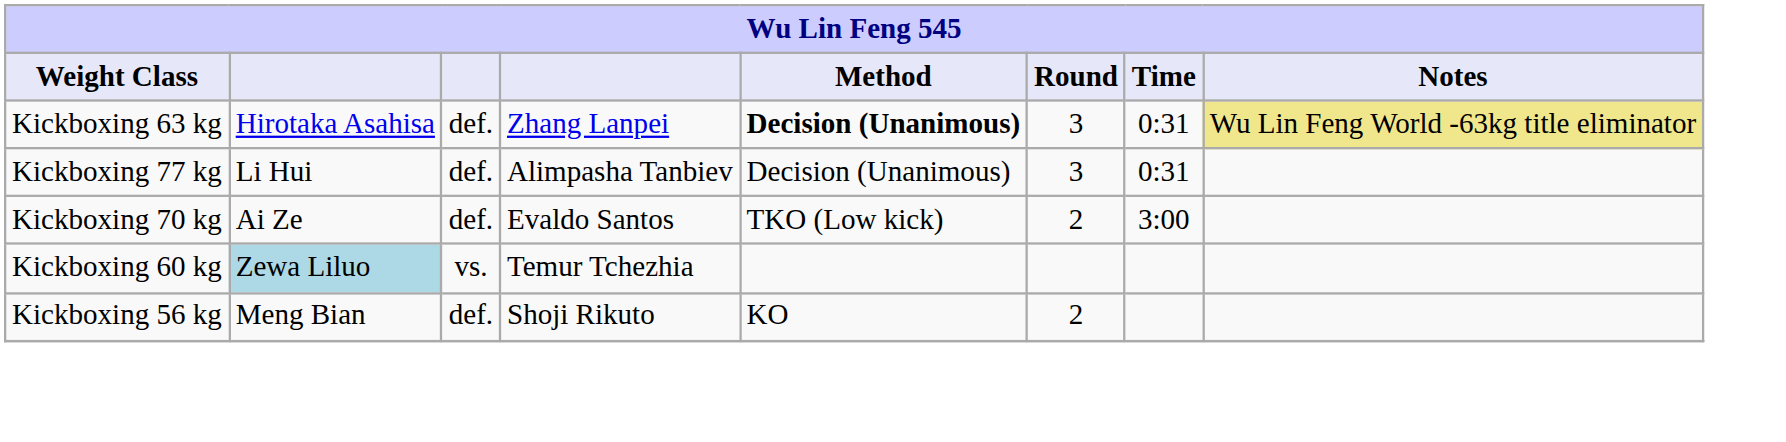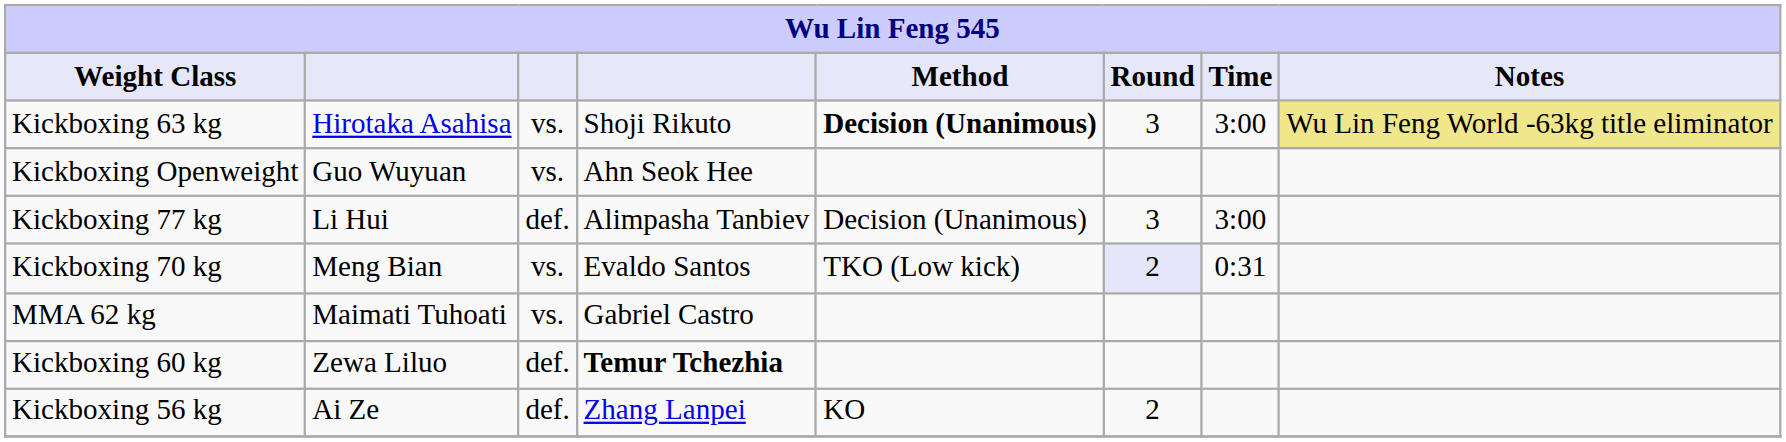(471, 124) def. -> (548, 124) vs.
(588, 124) Zhang Lanpei -> (657, 124) Shoji Rikuto
(1164, 124) 0:31 -> (1240, 124) 3:00
+ row: (155, 171)
(1164, 171) 0:31 -> (1240, 219) 3:00
(269, 219) Ai Ze -> (377, 267) Meng Bian
(471, 219) def. -> (548, 267) vs.
(1076, 219) no background -> (1153, 267) lavender background
(1164, 219) 3:00 -> (1240, 267) 0:31
+ row: (84, 315)
(303, 267) lightblue background -> (380, 363) no background
(471, 267) vs. -> (548, 363) def.
(600, 267) normal -> (683, 363) bold
(301, 315) Meng Bian -> (346, 411) Ai Ze
(581, 315) Shoji Rikuto -> (665, 411) Zhang Lanpei
